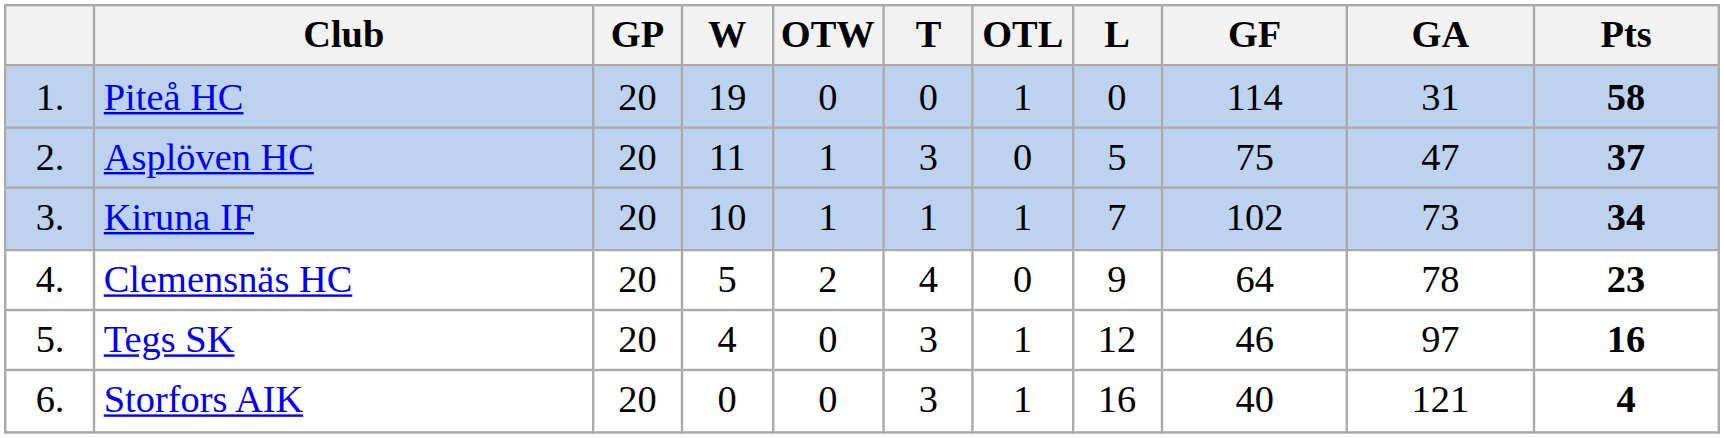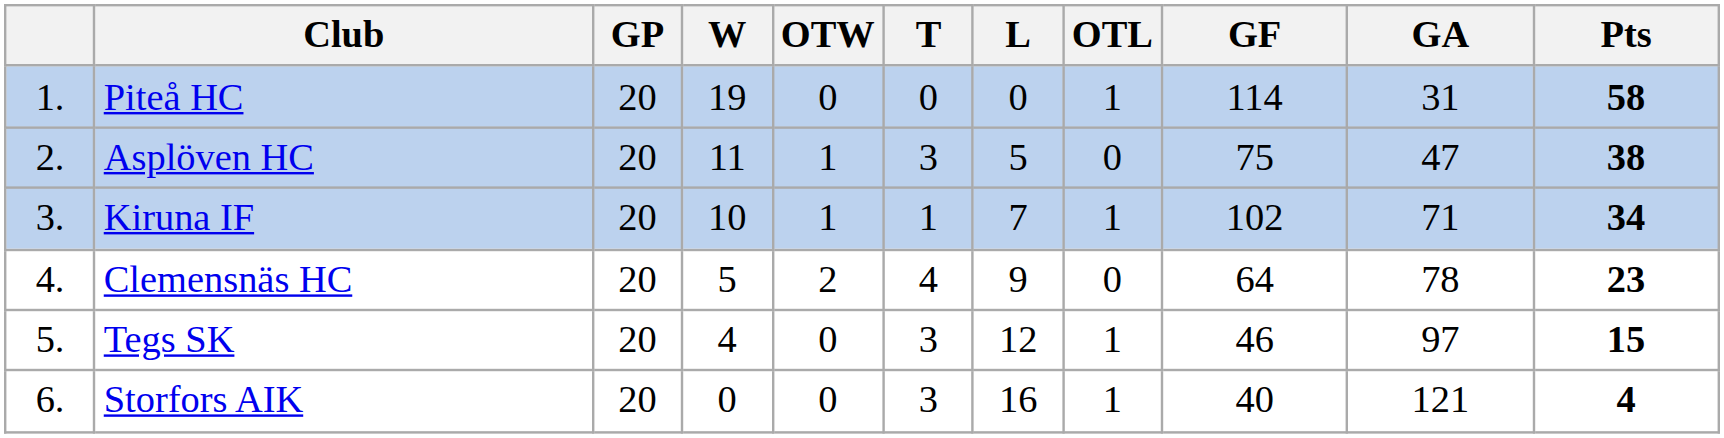columns swapped: (1023, 34) <-> (1117, 34)
(1626, 156) 37 -> (1626, 156) 38
(1440, 217) 73 -> (1440, 217) 71
(1626, 339) 16 -> (1626, 339) 15
